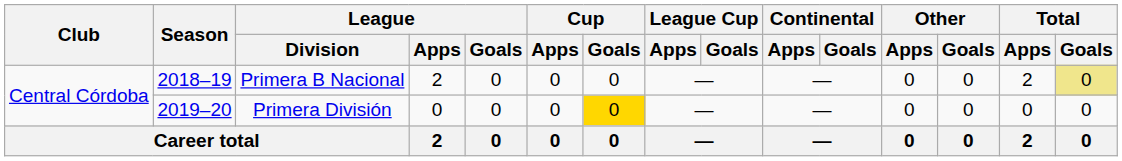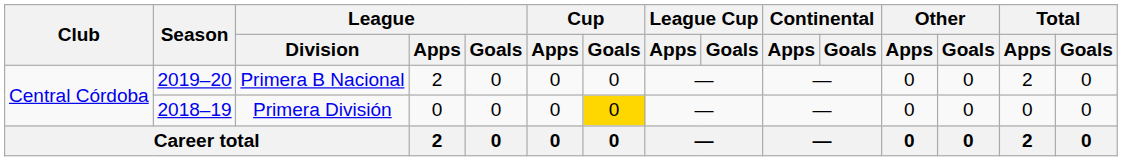(195, 79) 2018–19 -> (195, 79) 2019–20
(1086, 79) khaki background -> (1086, 79) no background
(195, 110) 2019–20 -> (195, 110) 2018–19
